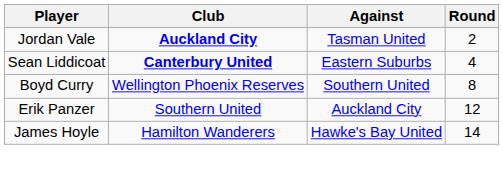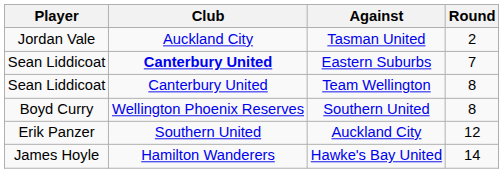(208, 39) bold -> (208, 39) normal
(472, 62) 4 -> (472, 62) 7
+ row: (376, 86)
